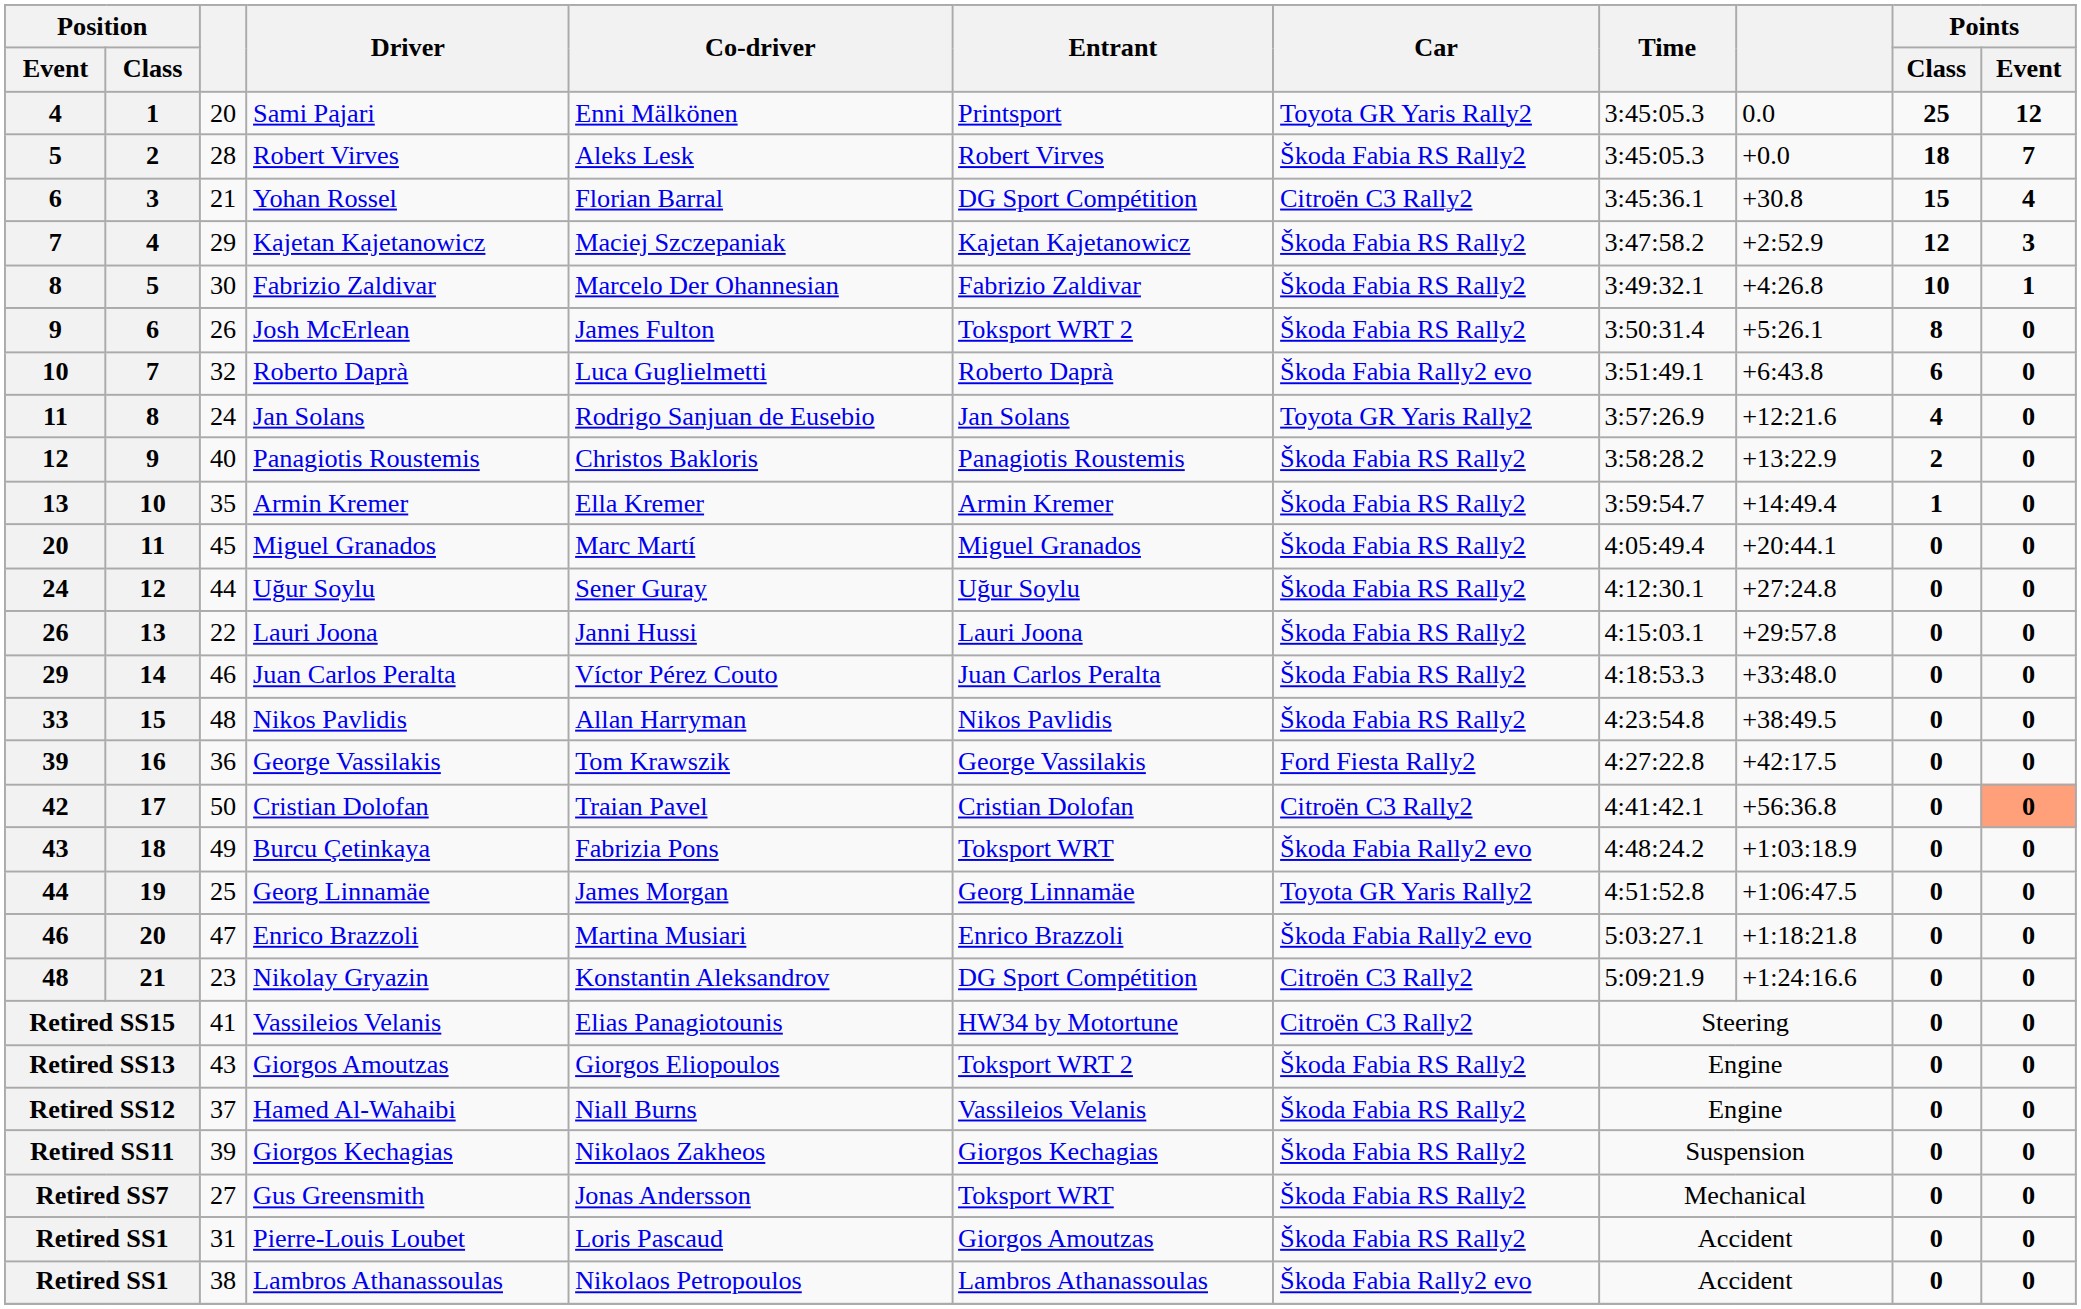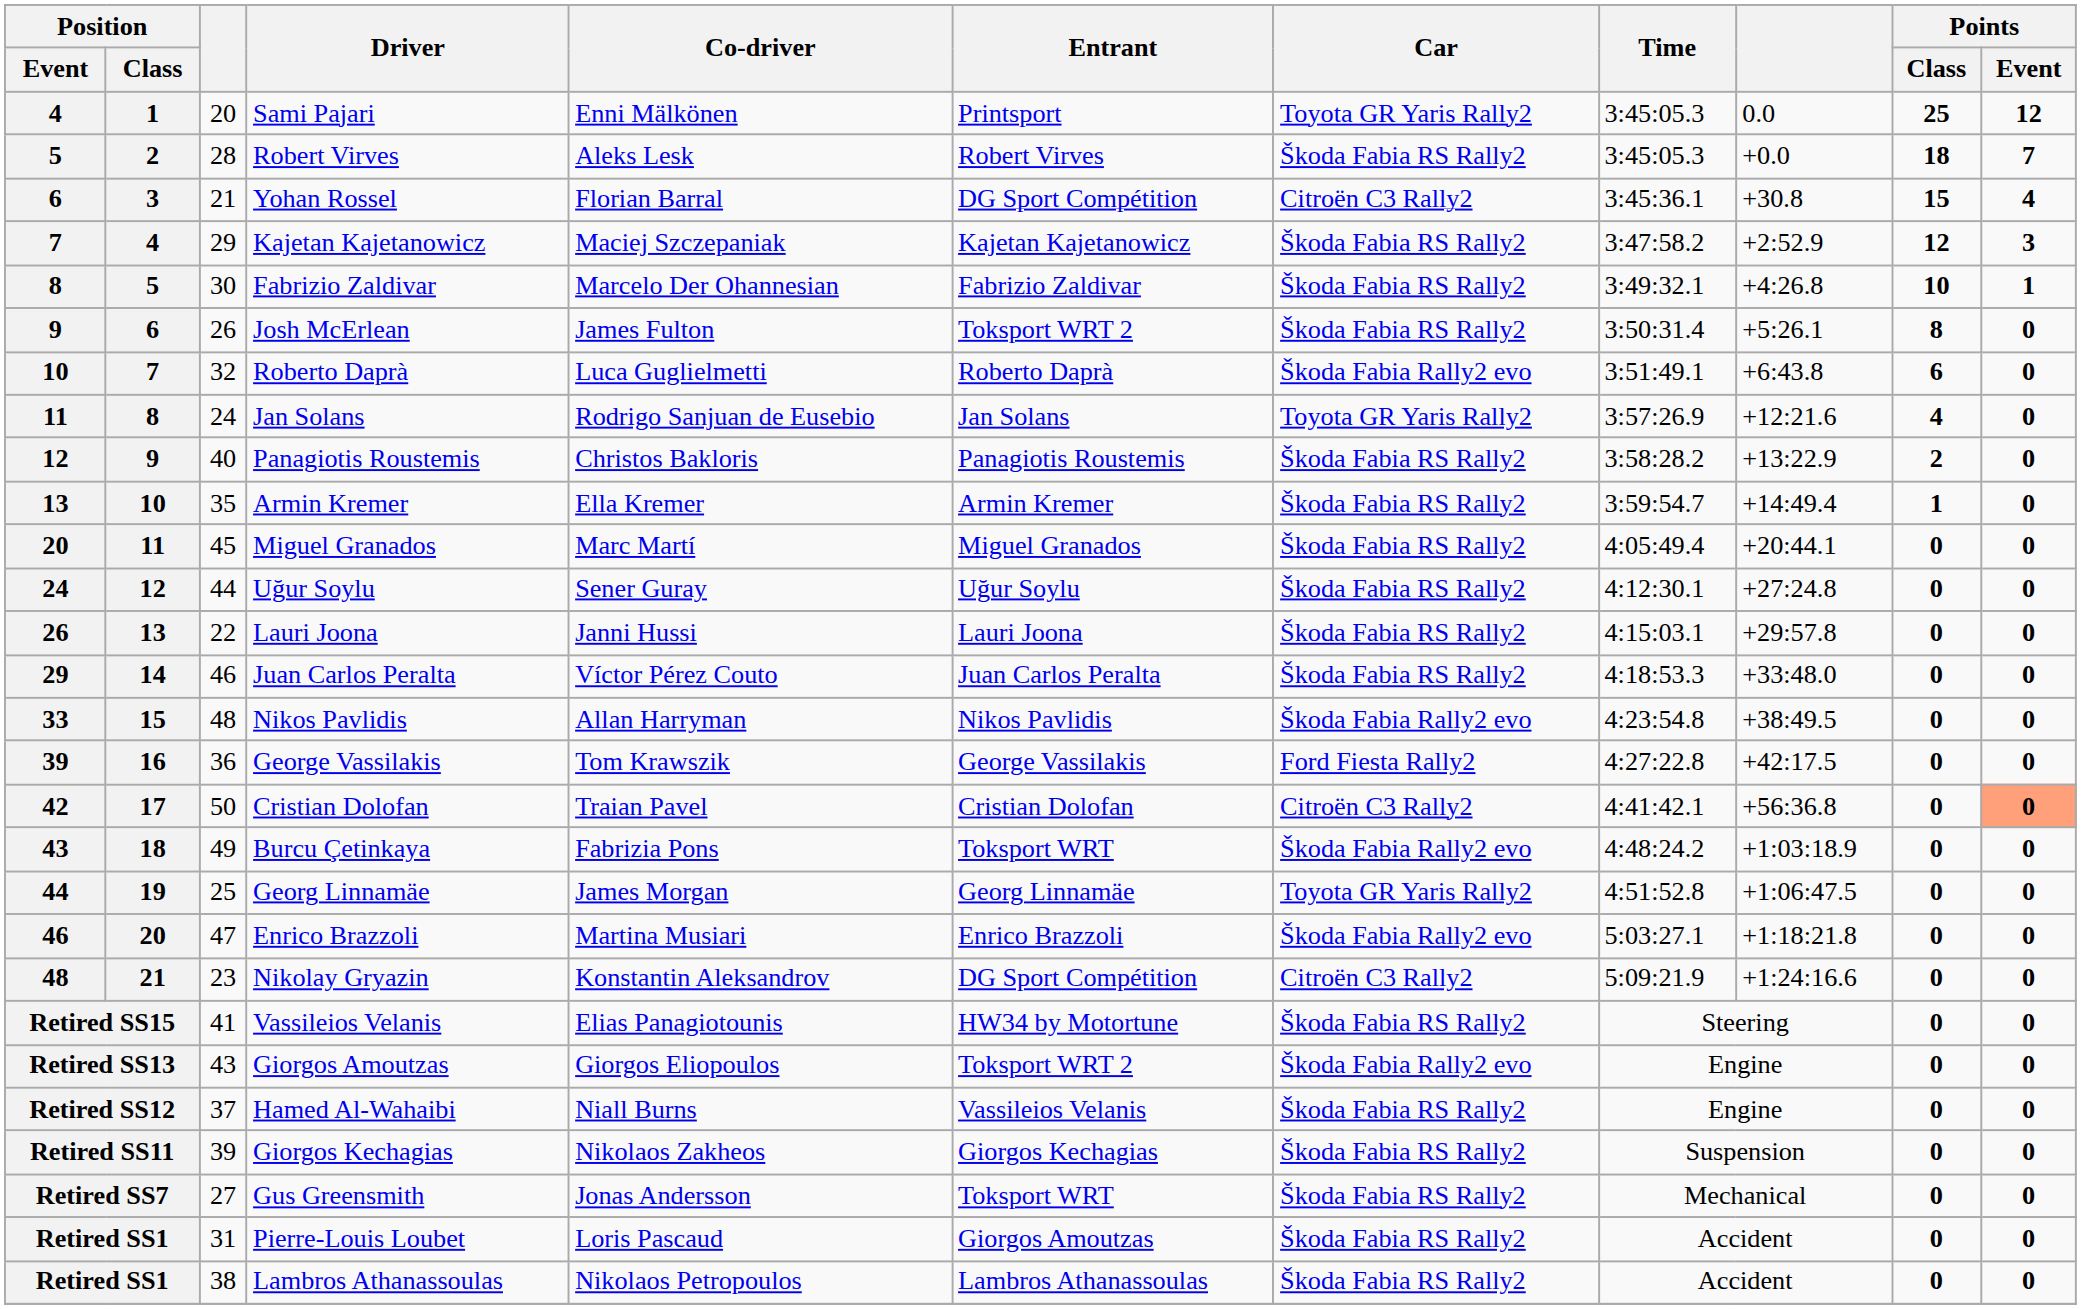(1403, 718) Škoda Fabia RS Rally2 -> (1406, 718) Škoda Fabia Rally2 evo
(1376, 1021) Citroën C3 Rally2 -> (1403, 1021) Škoda Fabia RS Rally2
(1403, 1065) Škoda Fabia RS Rally2 -> (1406, 1065) Škoda Fabia Rally2 evo
(1406, 1281) Škoda Fabia Rally2 evo -> (1403, 1281) Škoda Fabia RS Rally2
